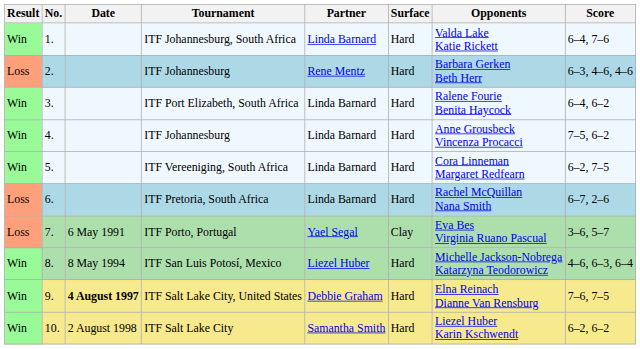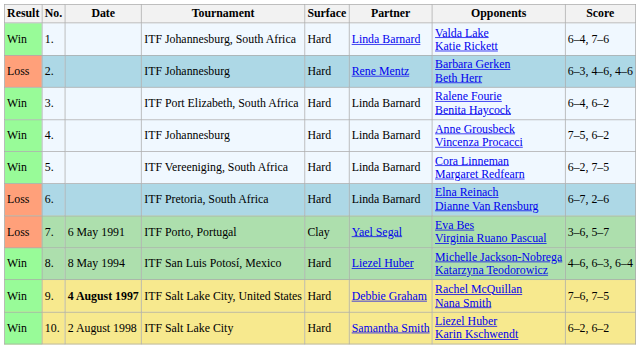columns swapped: (410, 13) <-> (346, 13)
(479, 199) Rachel McQuillan Nana Smith -> (487, 199) Elna Reinach Dianne Van Rensburg
(487, 296) Elna Reinach Dianne Van Rensburg -> (479, 296) Rachel McQuillan Nana Smith
